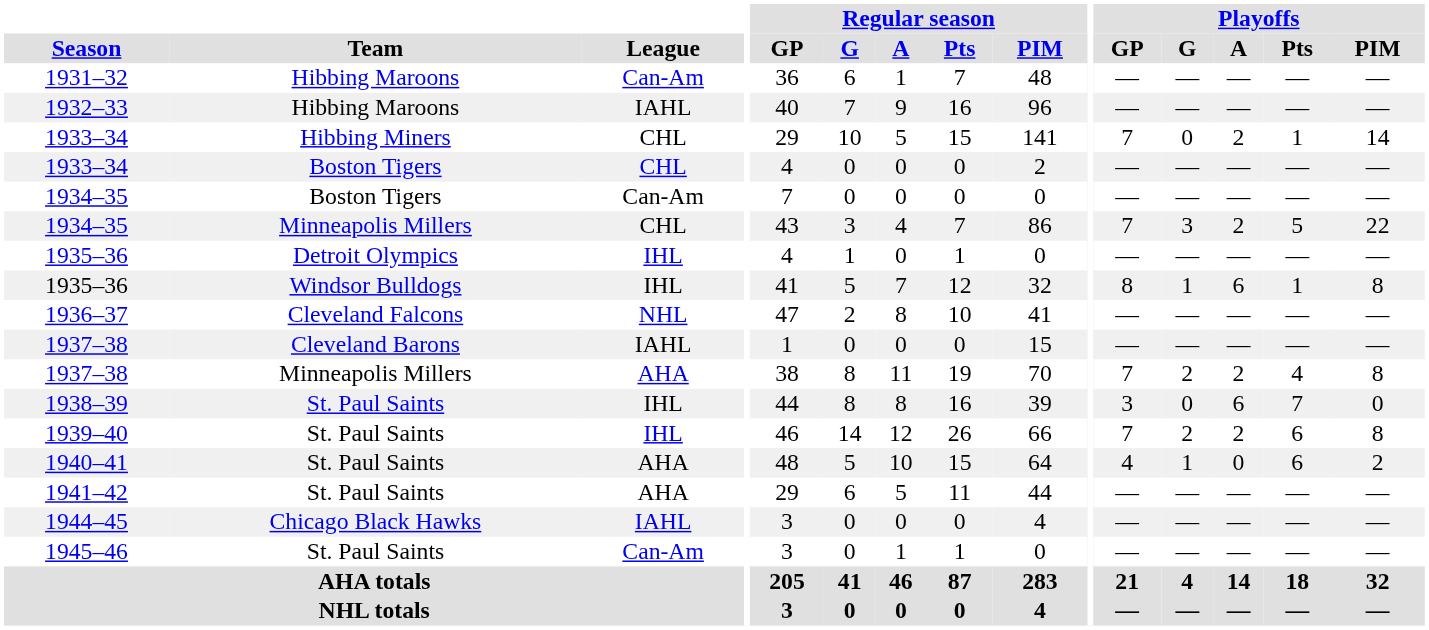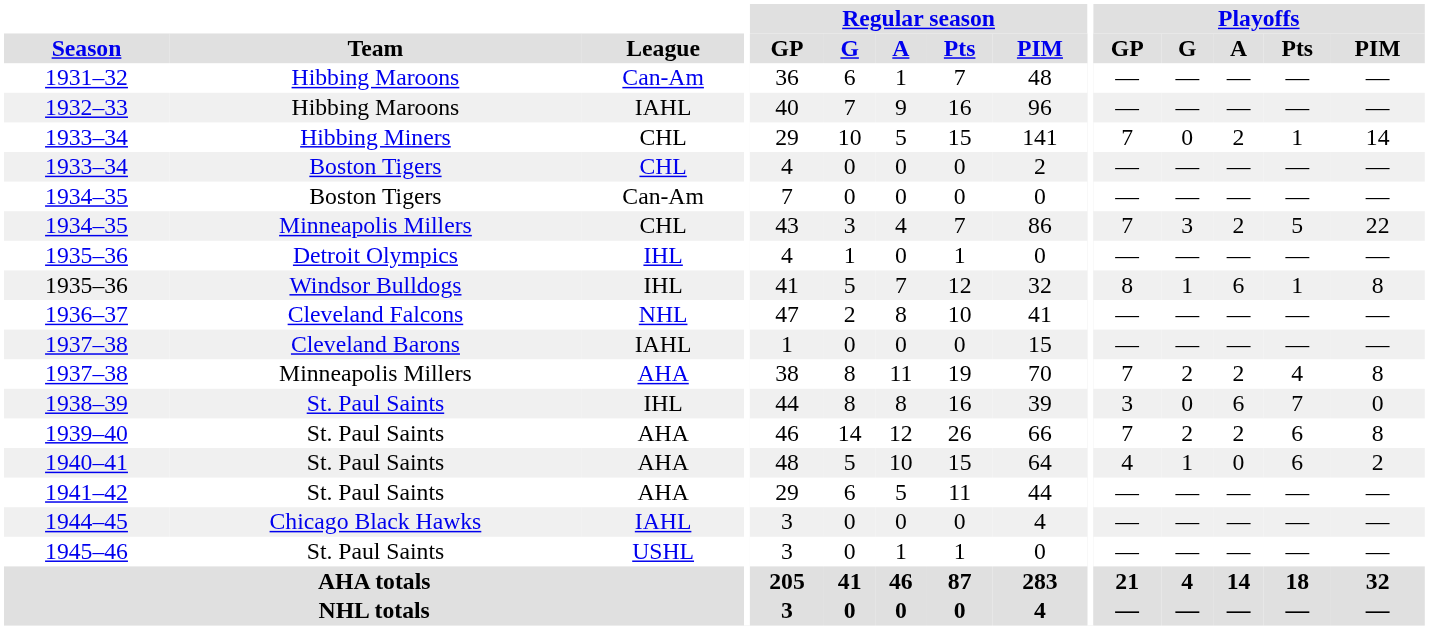(663, 432) IHL -> (663, 432) AHA
(663, 551) Can-Am -> (663, 551) USHL
